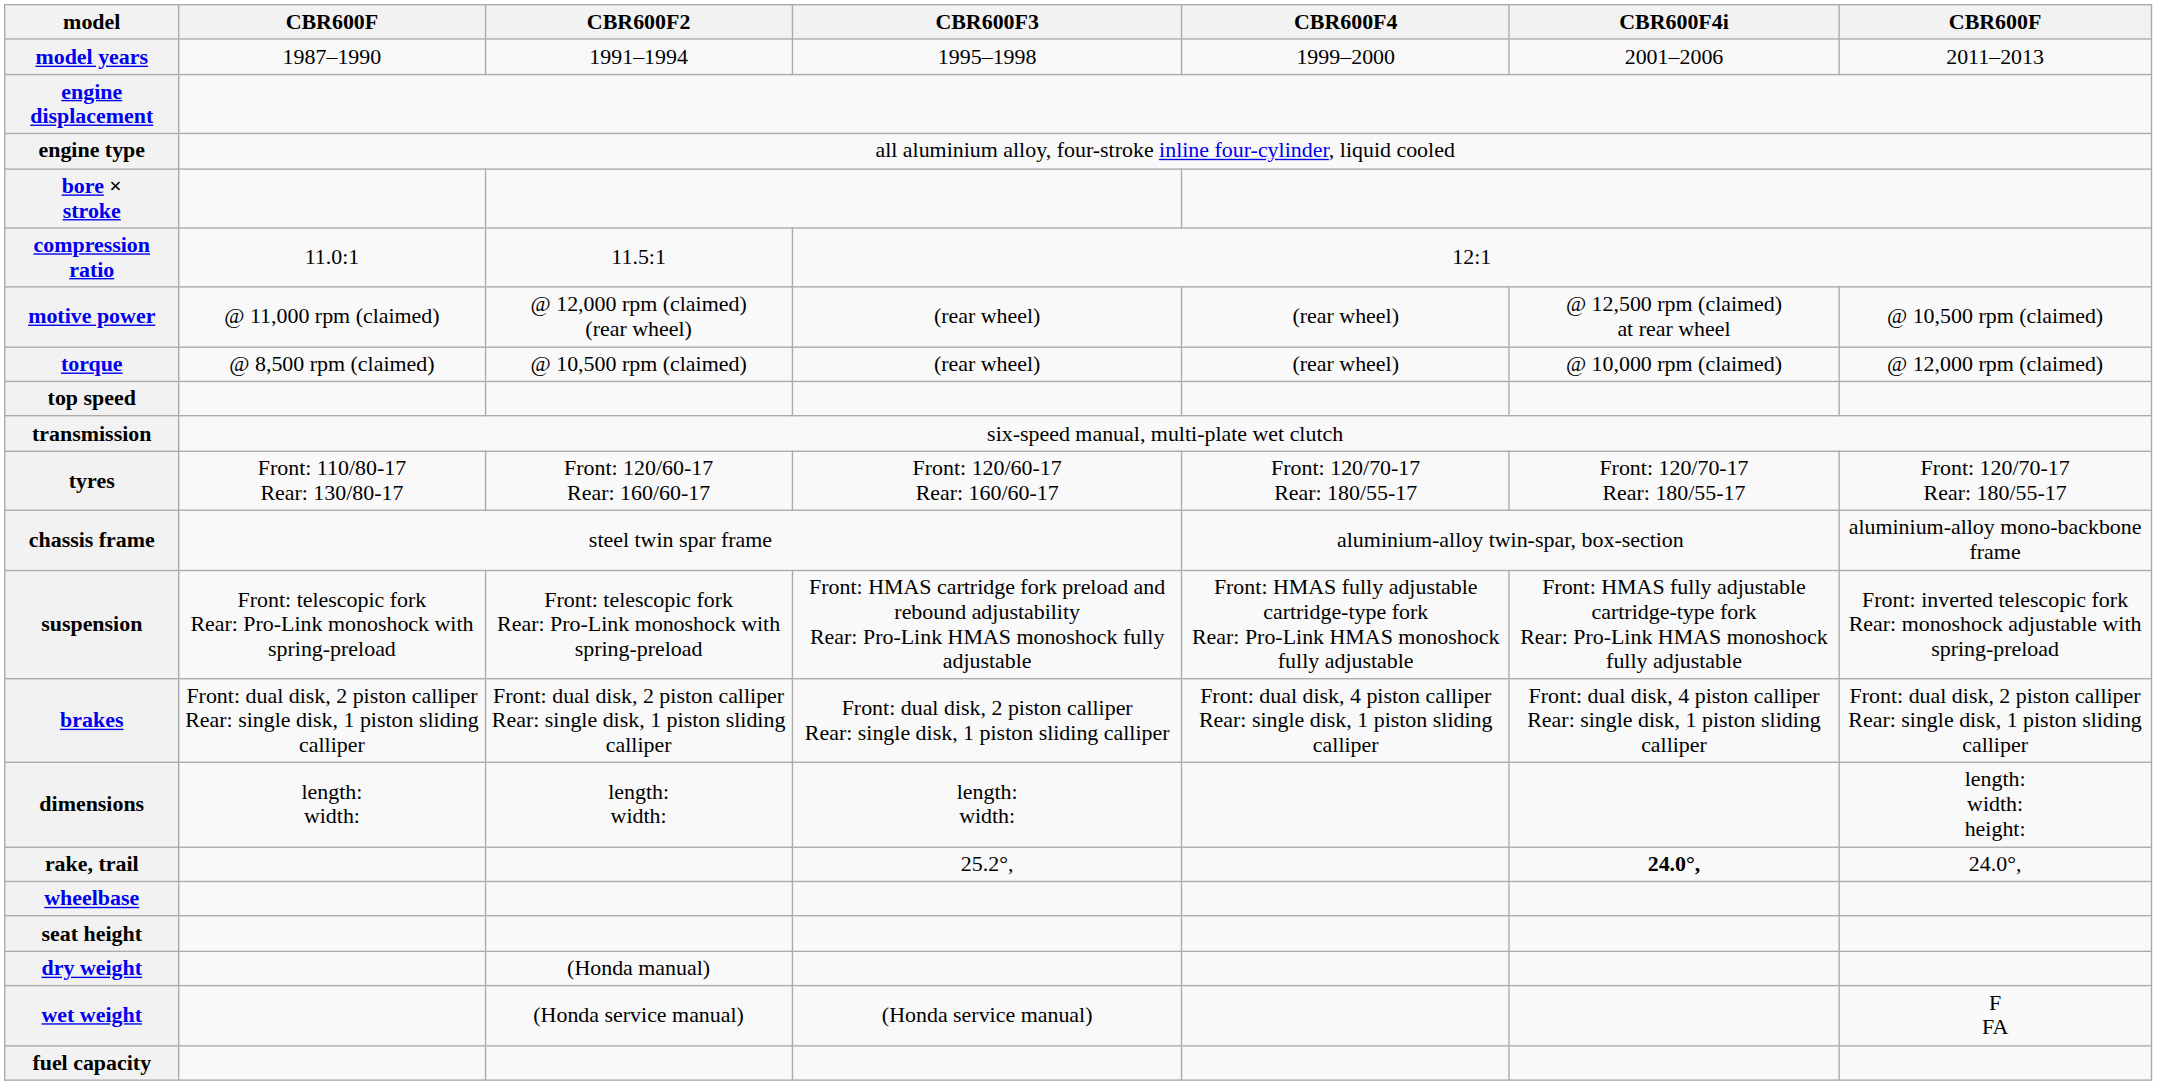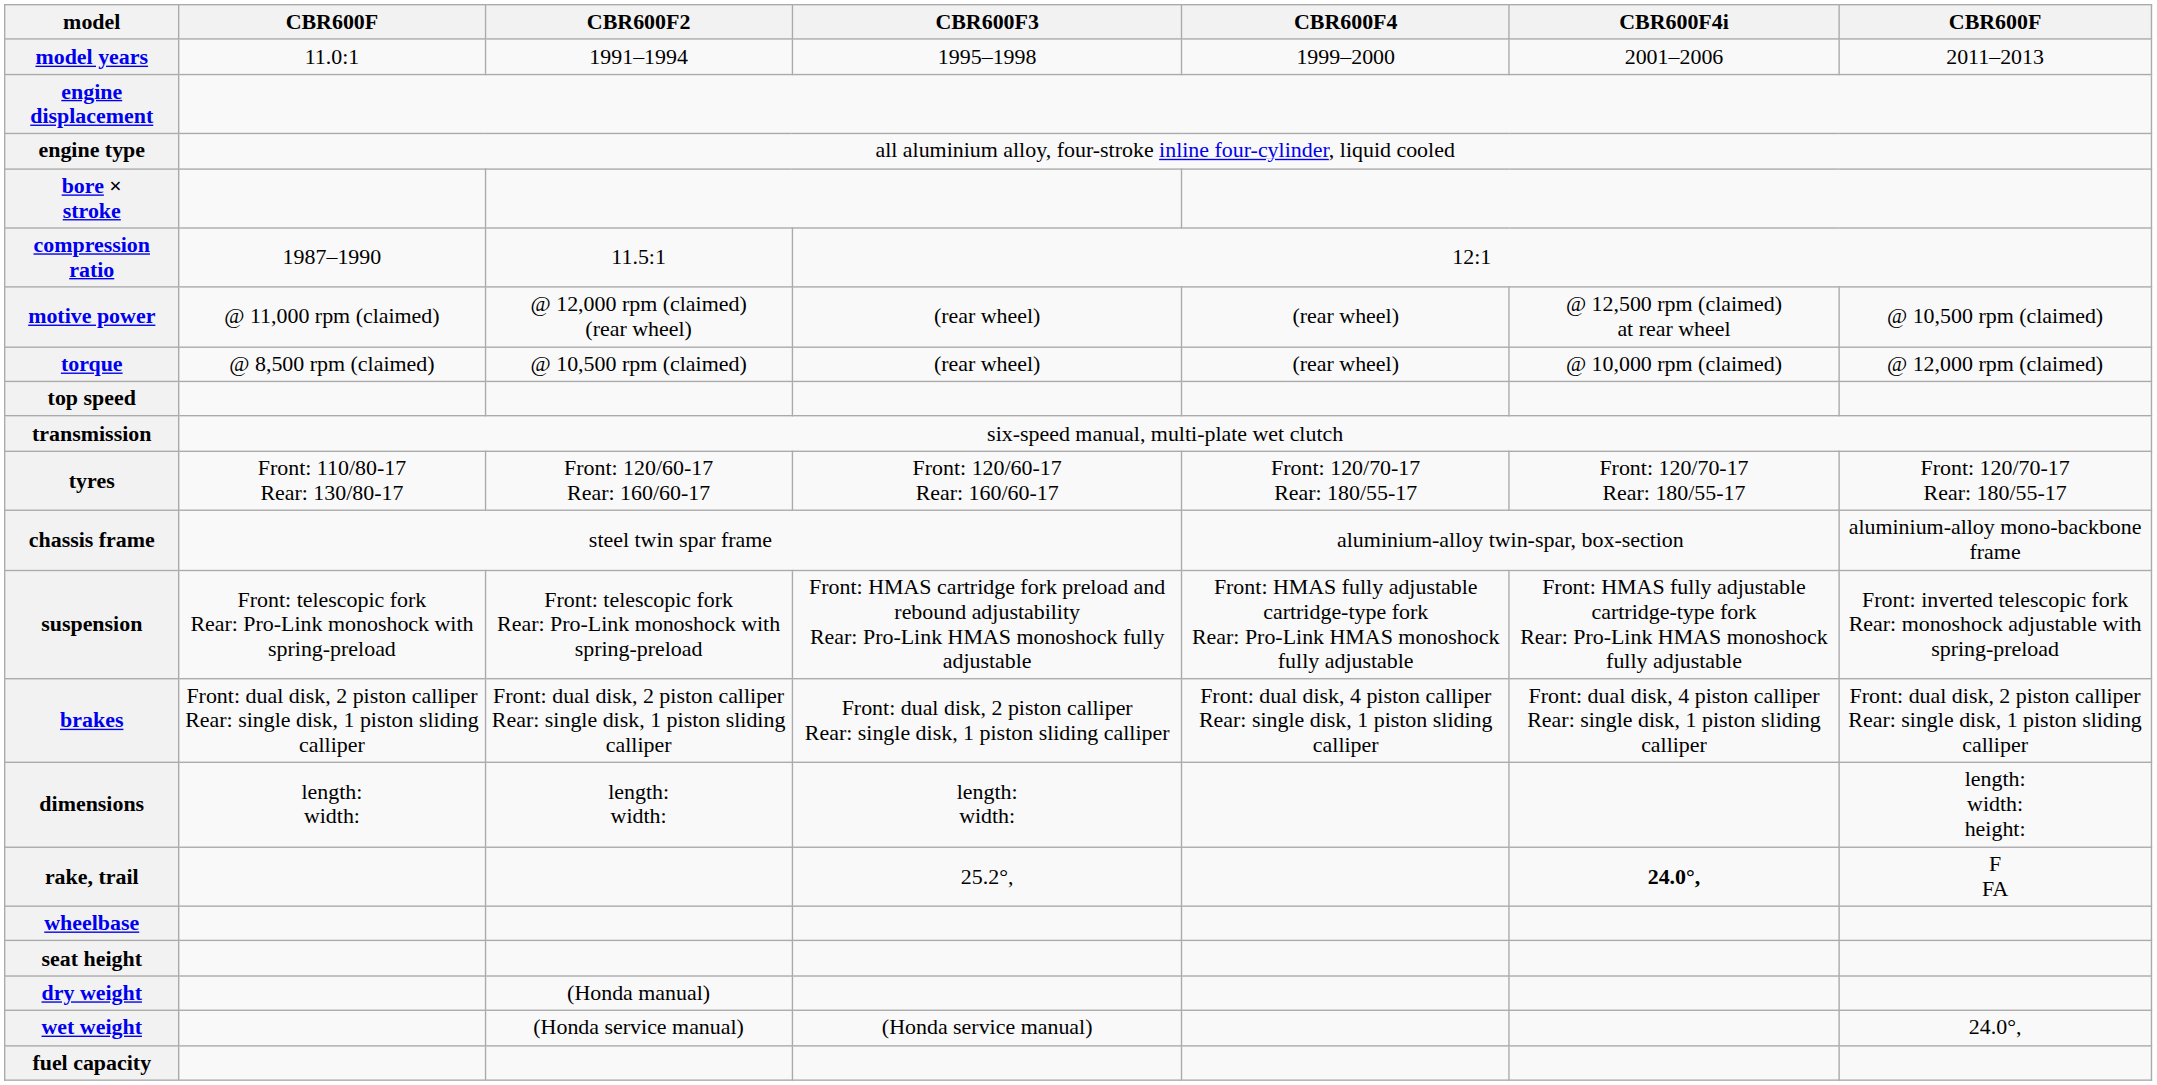(332, 56) 1987–1990 -> (332, 56) 11.0:1
(332, 257) 11.0:1 -> (332, 257) 1987–1990
(1995, 863) 24.0°, -> (1995, 876) F FA
(1995, 1015) F FA -> (1995, 1027) 24.0°,
